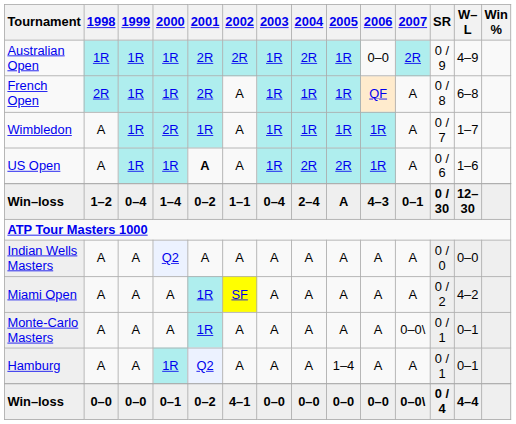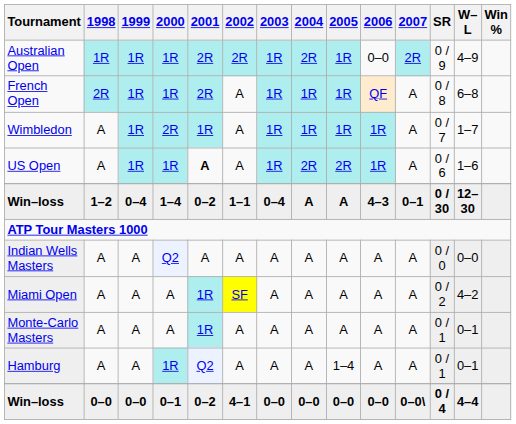(309, 201) 2–4 -> (309, 201) A
(413, 329) 0–0\ -> (413, 329) A
